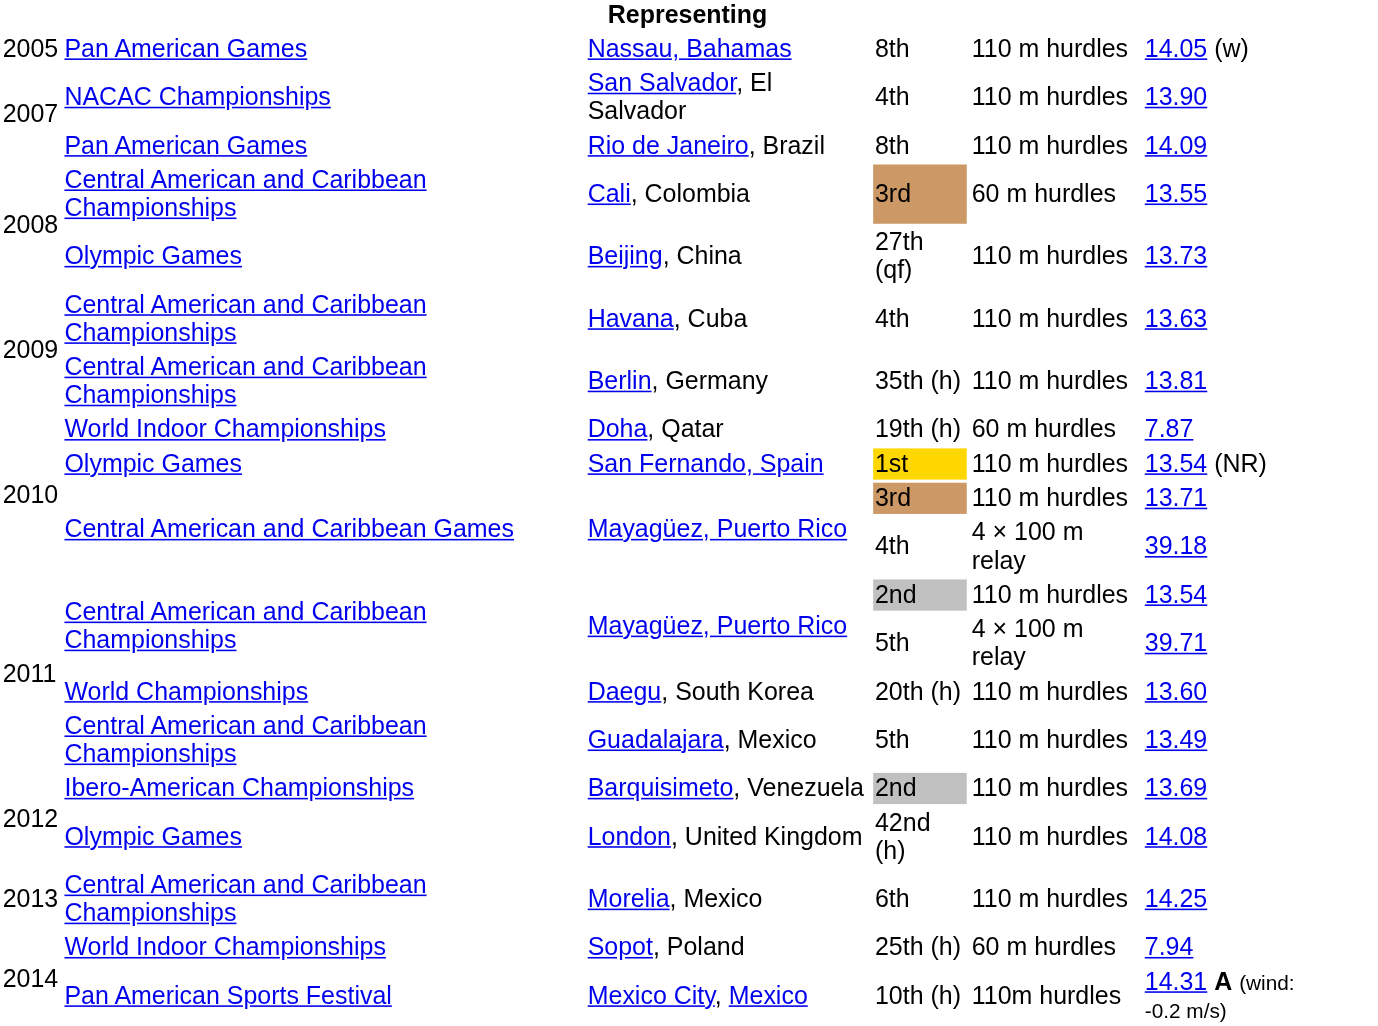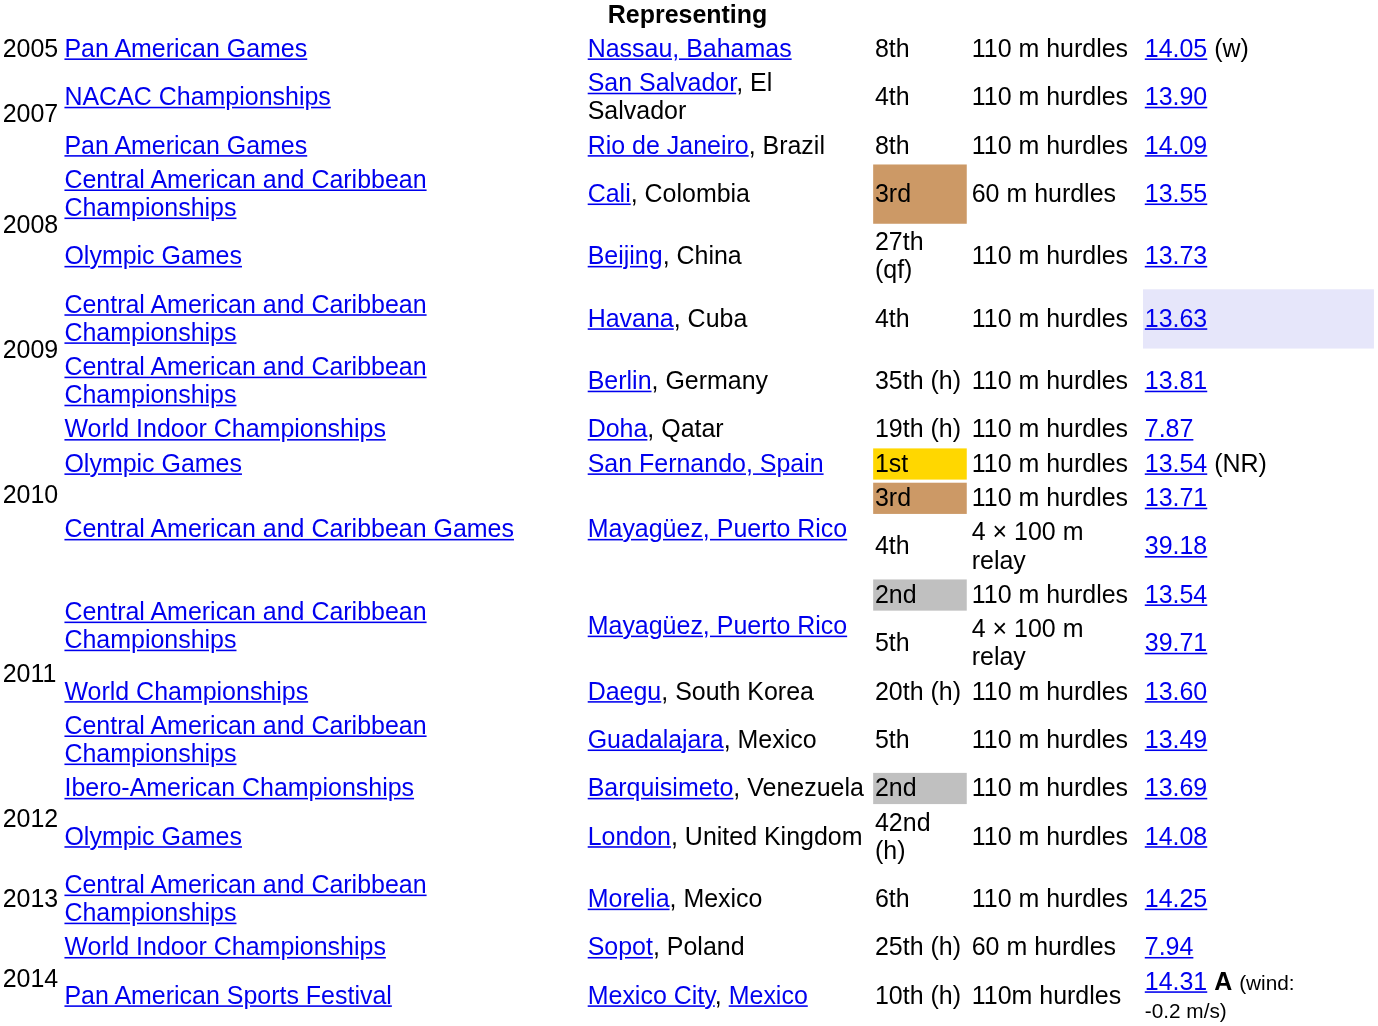(1176, 318) no background -> (1176, 318) lavender background
(1044, 429) 60 m hurdles -> (1050, 429) 110 m hurdles
